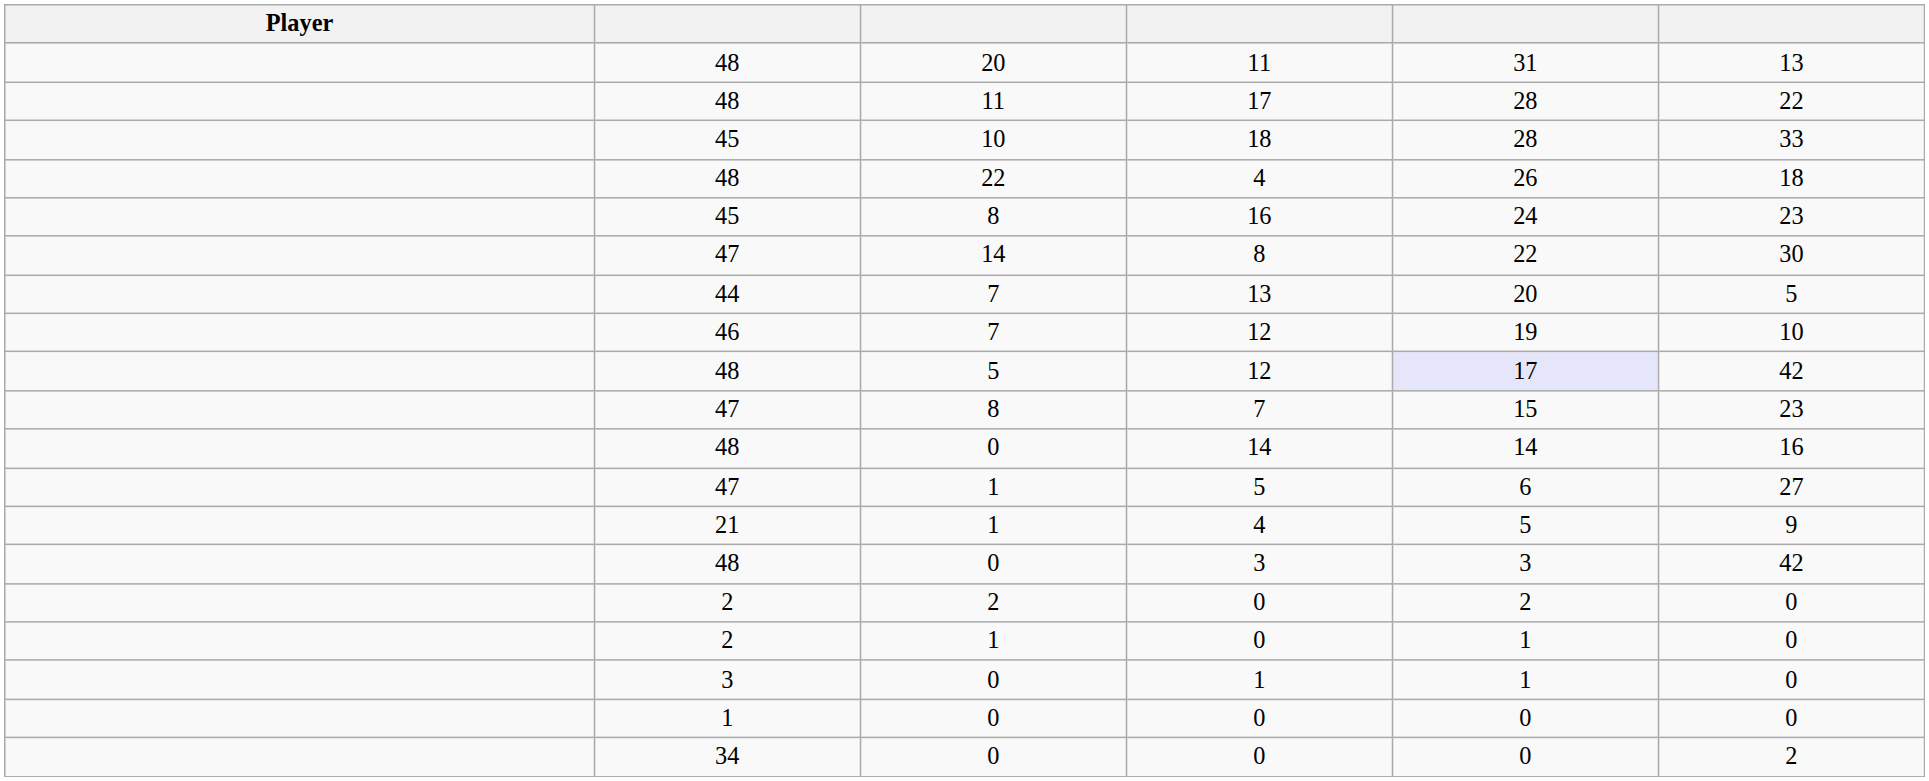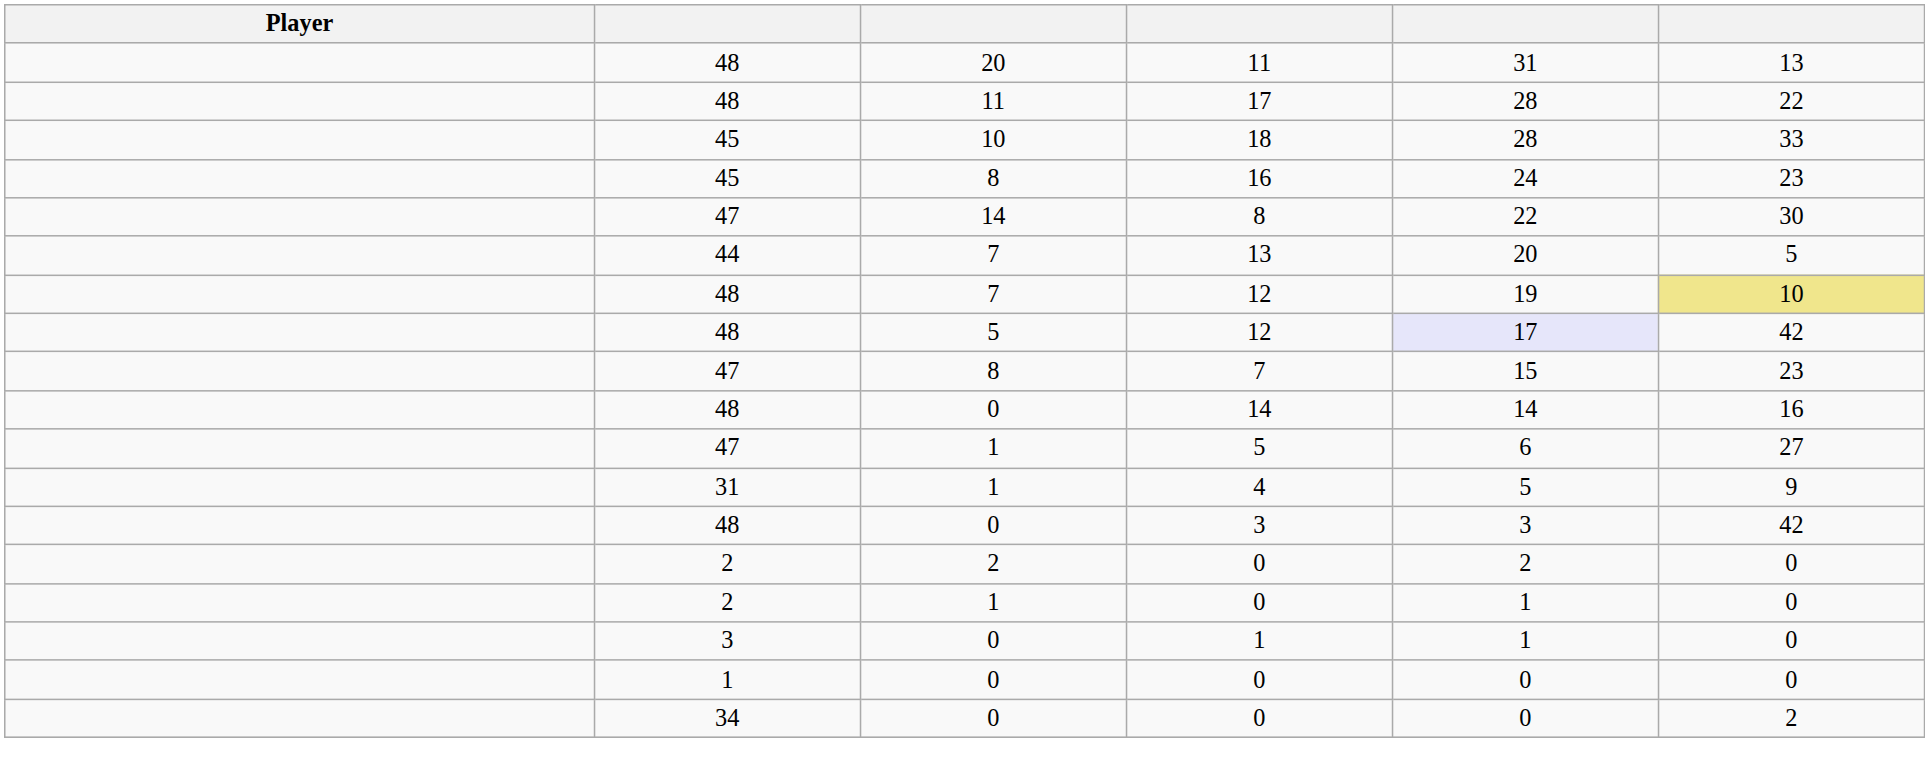- row: (993, 178)
(727, 332) 46 -> (727, 293) 48
(1791, 332) no background -> (1791, 293) khaki background
(727, 525) 21 -> (727, 486) 31
